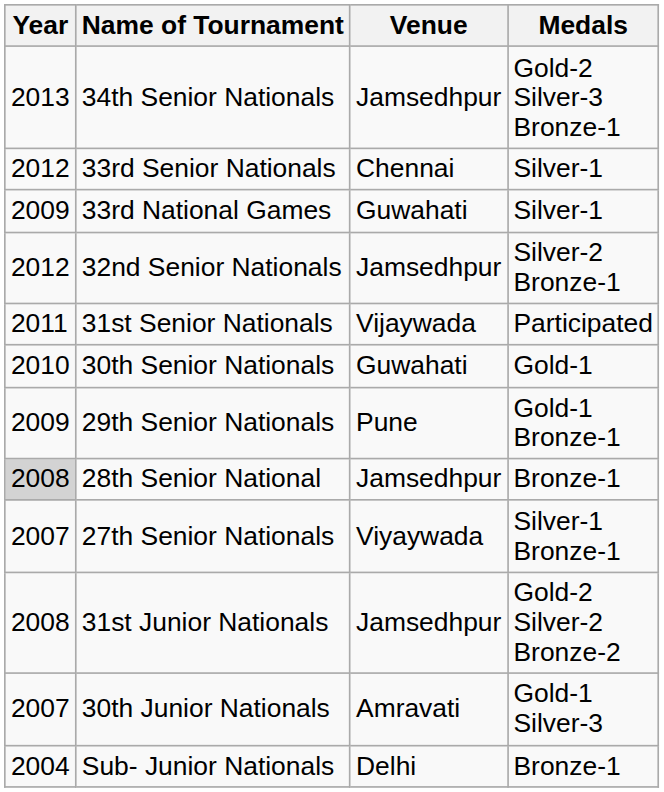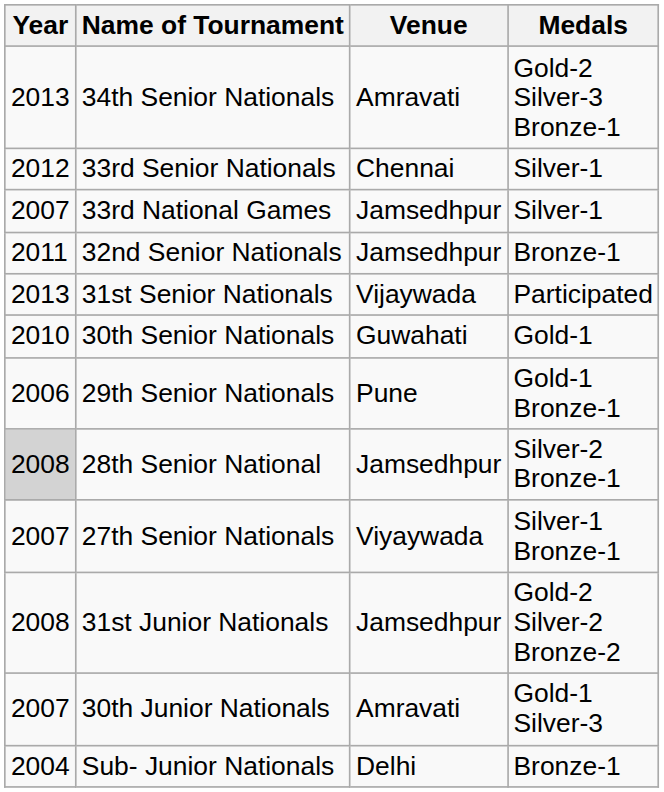(429, 97) Jamsedhpur -> (408, 97) Amravati
(40, 210) 2009 -> (40, 210) 2007
(412, 210) Guwahati -> (429, 210) Jamsedhpur
(40, 267) 2012 -> (39, 252) 2011
(567, 267) Silver-2 Bronze-1 -> (567, 252) Bronze-1
(39, 323) 2011 -> (40, 294) 2013
(40, 422) 2009 -> (40, 392) 2006
(567, 479) Bronze-1 -> (567, 464) Silver-2 Bronze-1
